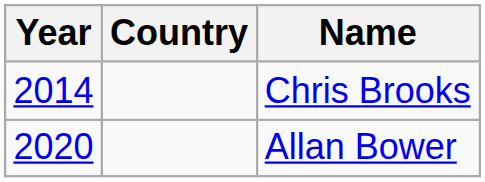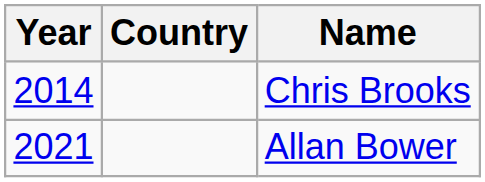(53, 147) 2020 -> (53, 147) 2021
